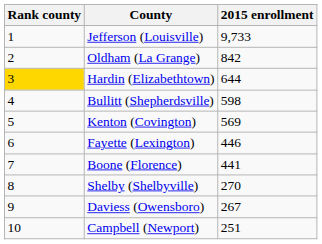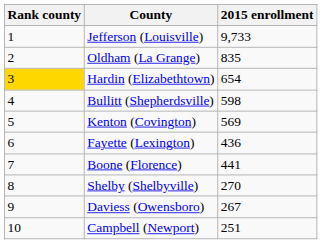(231, 57) 842 -> (231, 57) 835
(231, 79) 644 -> (231, 79) 654
(231, 143) 446 -> (231, 143) 436
